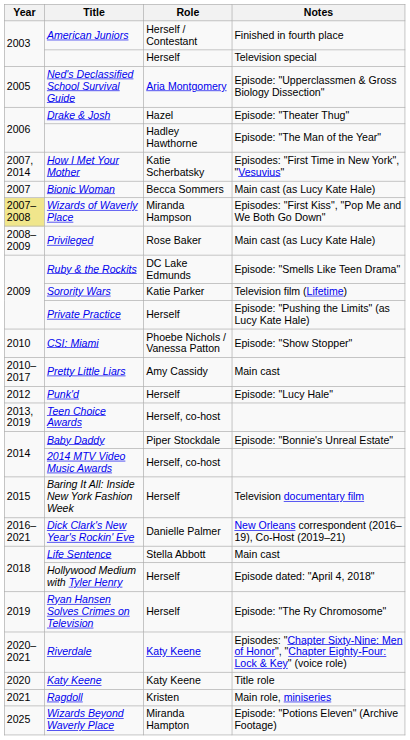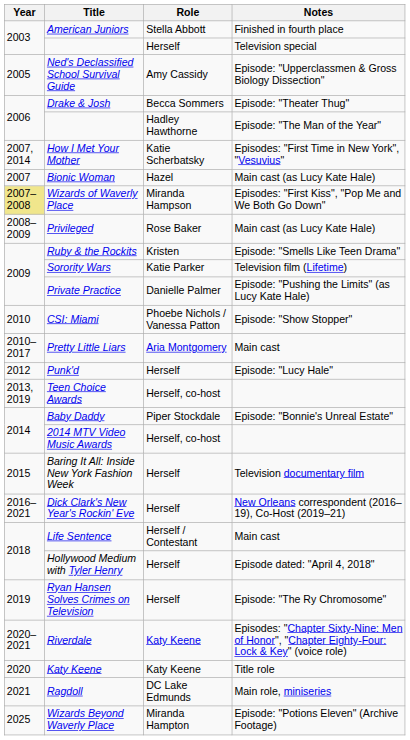(172, 35) Herself / Contestant -> (176, 29) Stella Abbott
(186, 86) Aria Montgomery -> (177, 74) Amy Cassidy
(160, 115) Hazel -> (185, 103) Becca Sommers
(185, 189) Becca Sommers -> (160, 177) Hazel
(169, 269) DC Lake Edmunds -> (163, 251) Kristen
(163, 314) Herself -> (183, 291) Danielle Palmer
(177, 372) Amy Cassidy -> (186, 348) Aria Montgomery
(183, 531) Danielle Palmer -> (163, 508) Herself
(176, 554) Stella Abbott -> (172, 536) Herself / Contestant
(163, 697) Kristen -> (169, 691) DC Lake Edmunds
